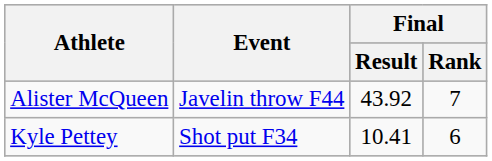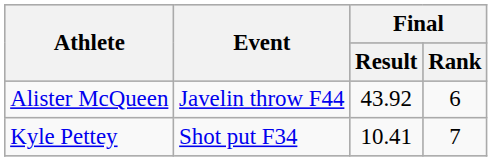(455, 99) 7 -> (455, 99) 6
(455, 137) 6 -> (455, 137) 7
